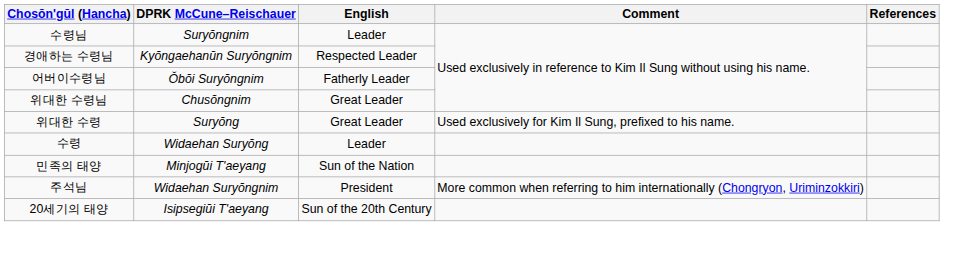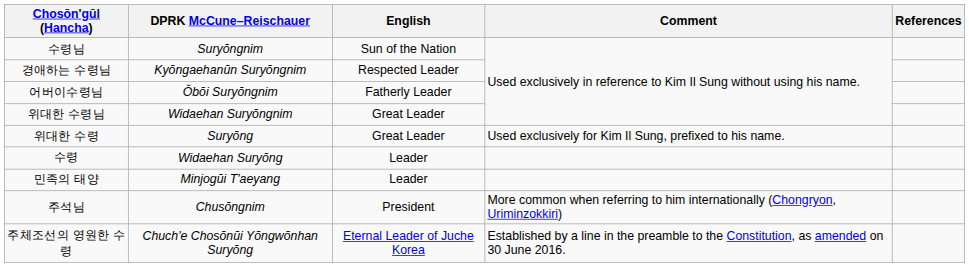(367, 34) Leader -> (408, 48) Sun of the Nation
(216, 100) Chusŏngnim -> (230, 114) Widaehan Suryŏngnim
(367, 166) Sun of the Nation -> (408, 179) Leader
(216, 187) Widaehan Suryŏngnim -> (230, 207) Chusŏngnim
- row: (69, 209)
+ row: (66, 242)
